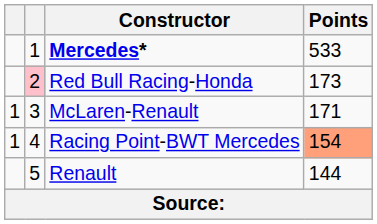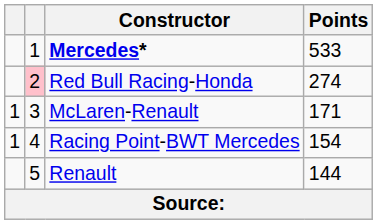(325, 81) 173 -> (325, 81) 274
(325, 142) lightsalmon background -> (325, 142) no background
